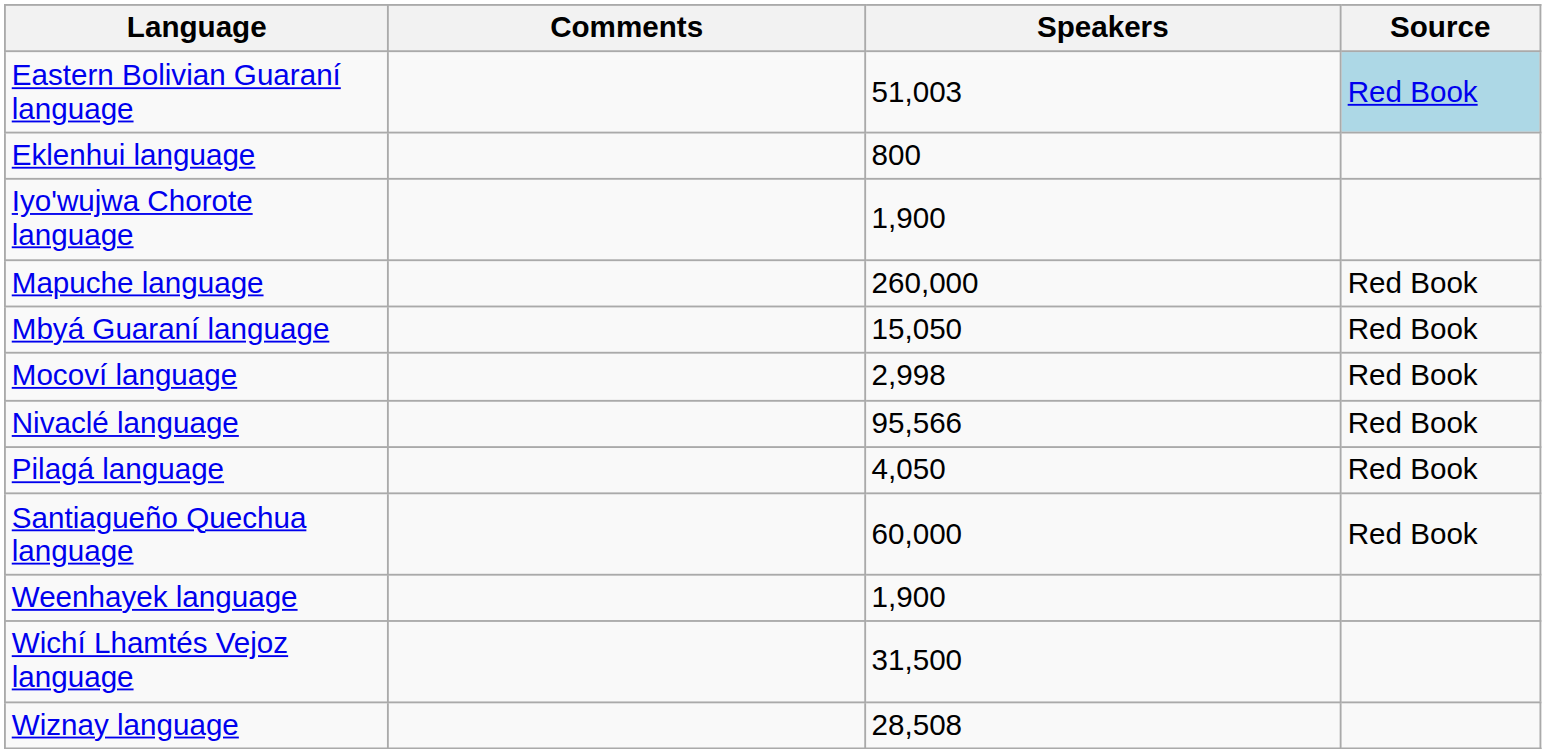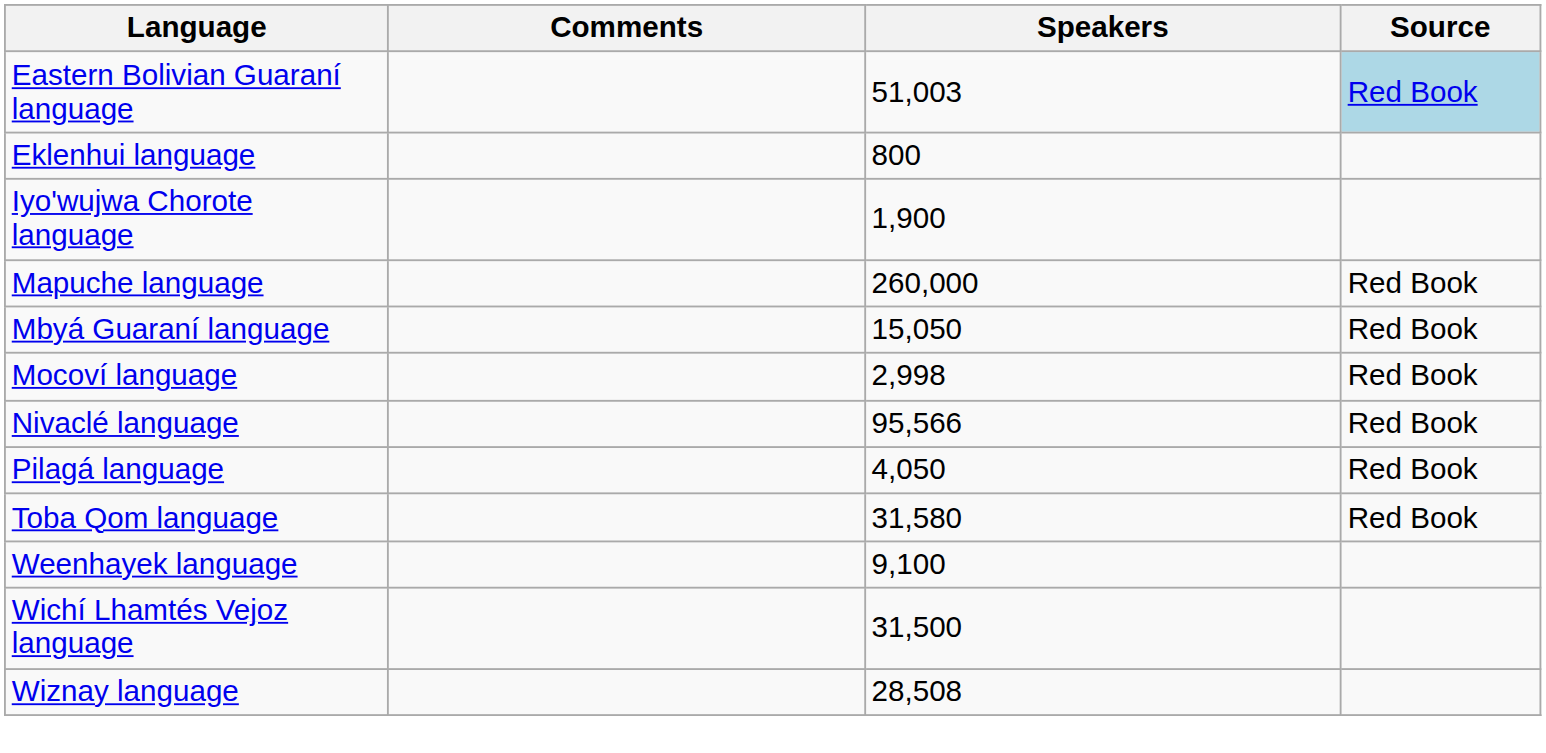- row: (159, 533)
+ row: (145, 517)
(909, 597) 1,900 -> (909, 564) 9,100
